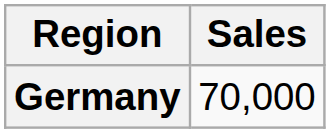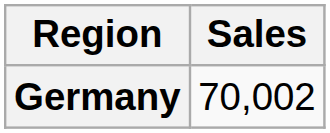(257, 95) 70,000 -> (257, 95) 70,002
